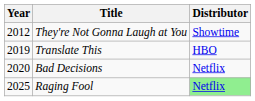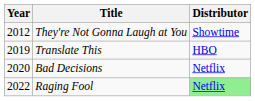(19, 86) 2025 -> (19, 86) 2022
